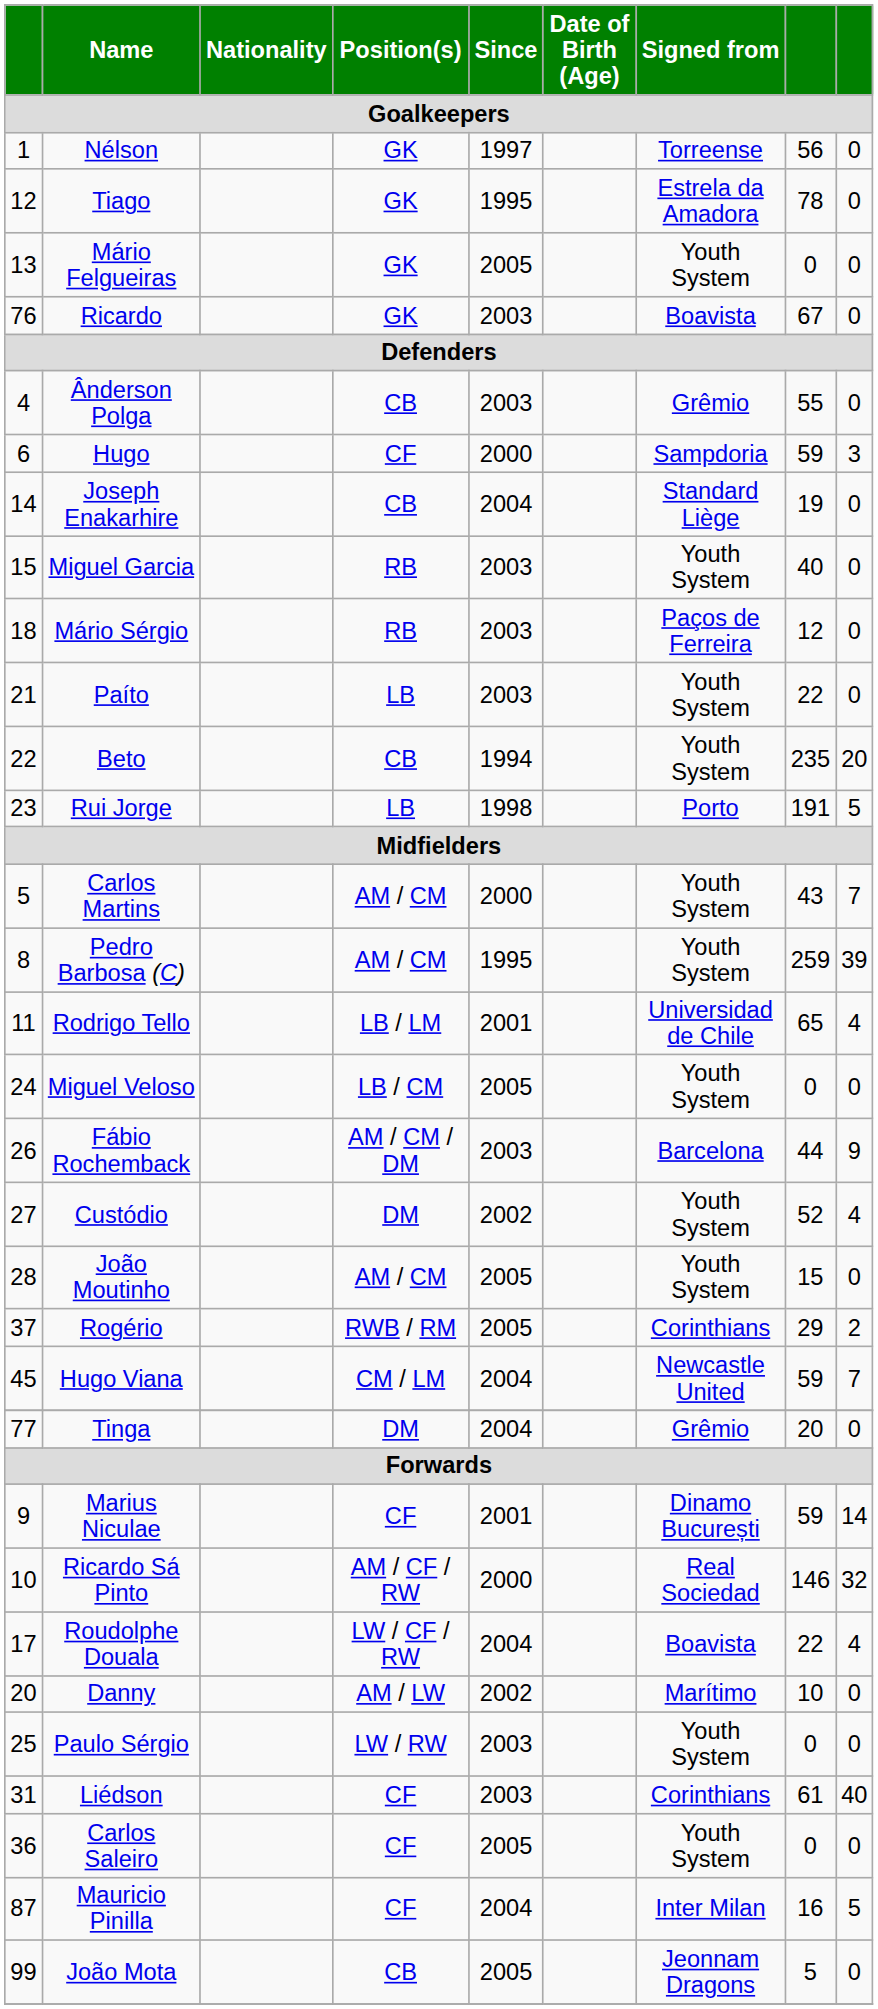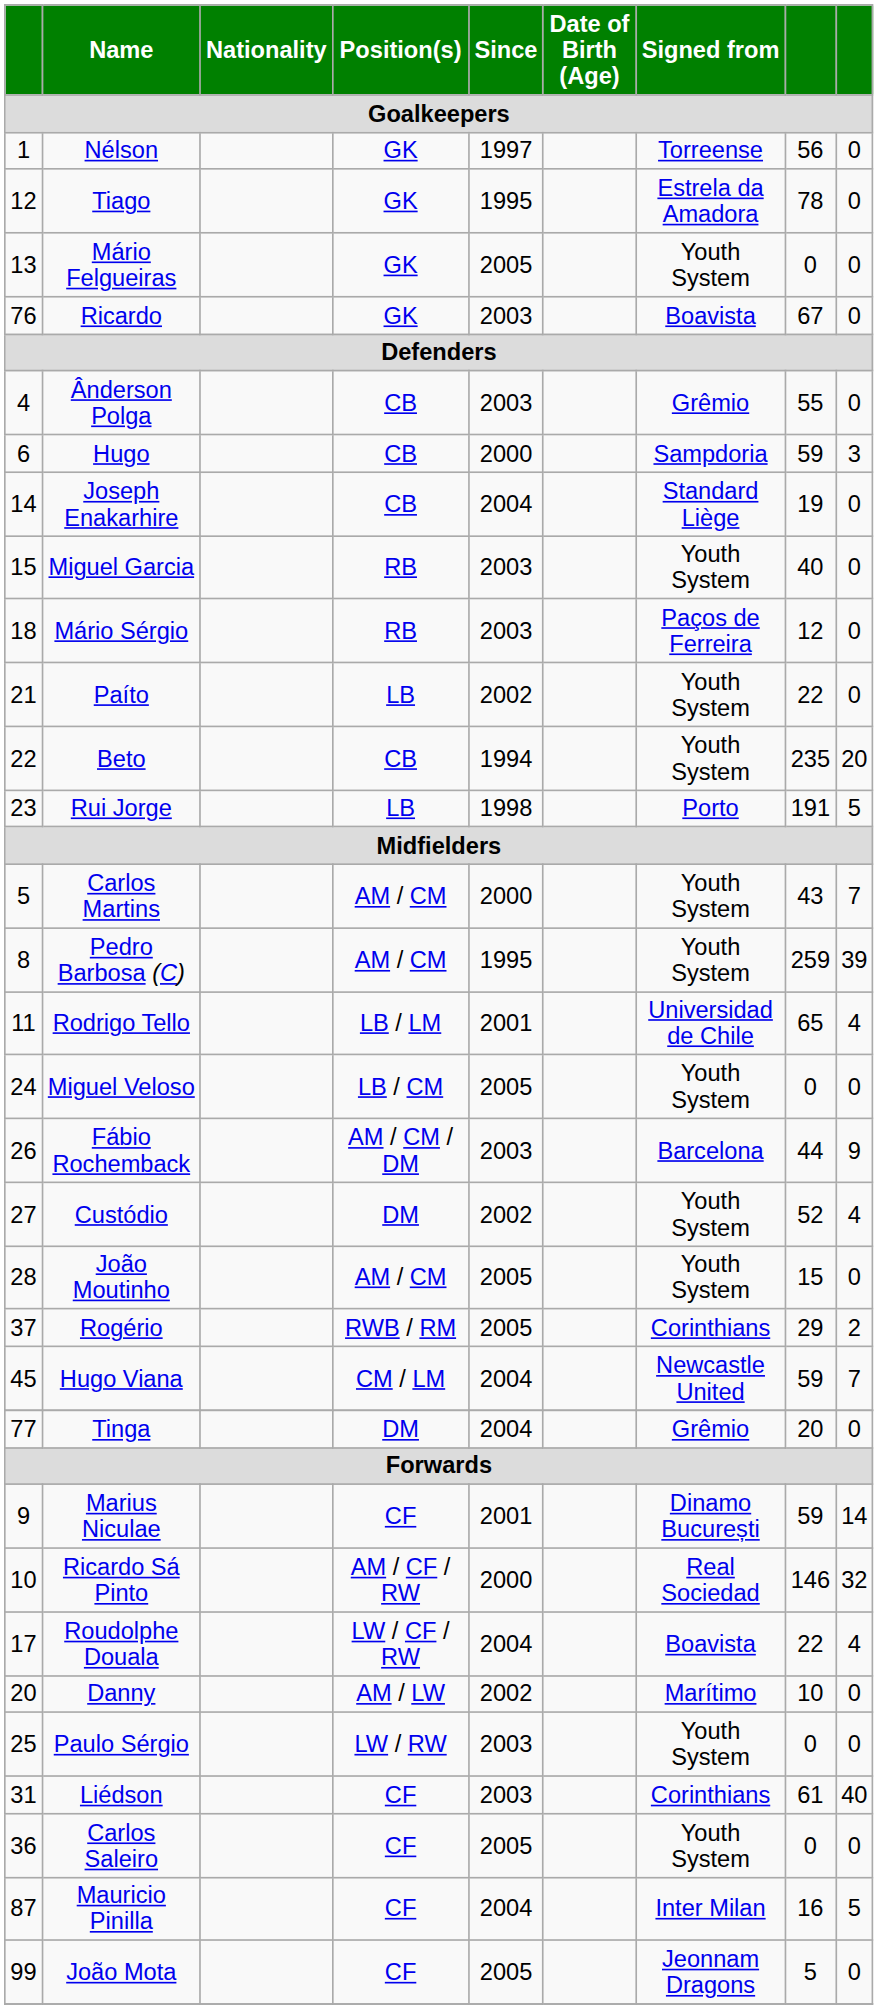(401, 454) CF -> (401, 454) CB
(506, 695) 2003 -> (506, 695) 2002
(401, 1973) CB -> (401, 1973) CF
